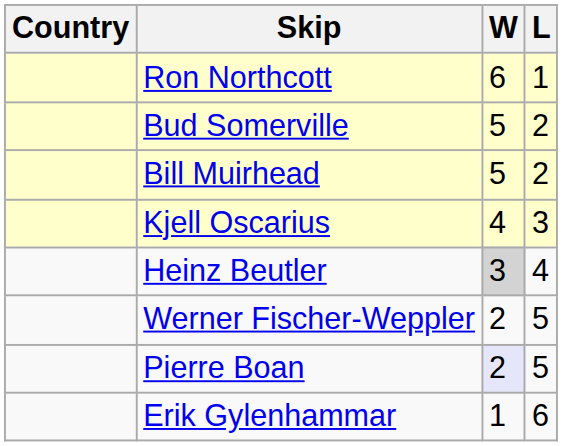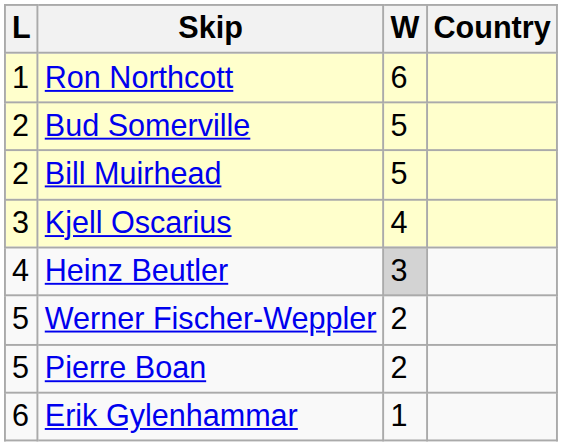columns swapped: (71, 28) <-> (541, 28)
(498, 367) lavender background -> (399, 367) no background
